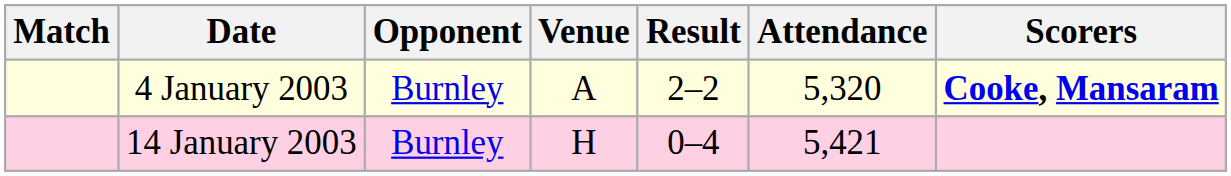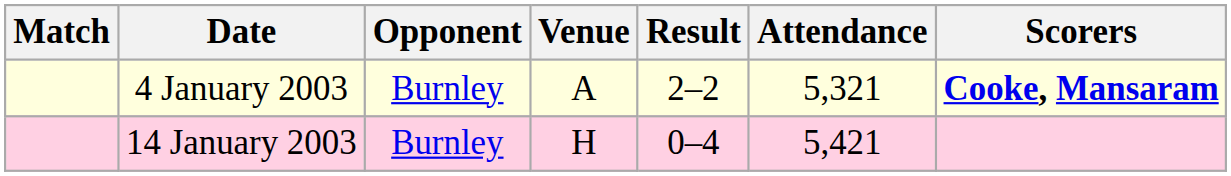(842, 87) 5,320 -> (842, 87) 5,321
